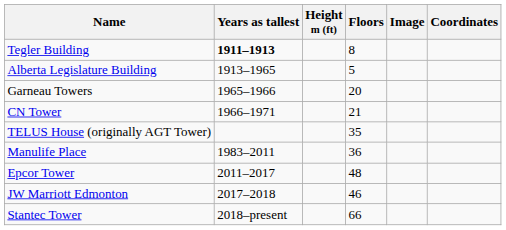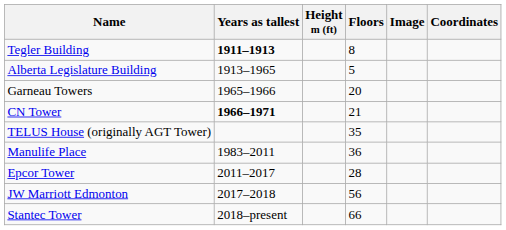(246, 111) normal -> (246, 111) bold
(355, 173) 48 -> (355, 173) 28
(355, 193) 46 -> (355, 193) 56
